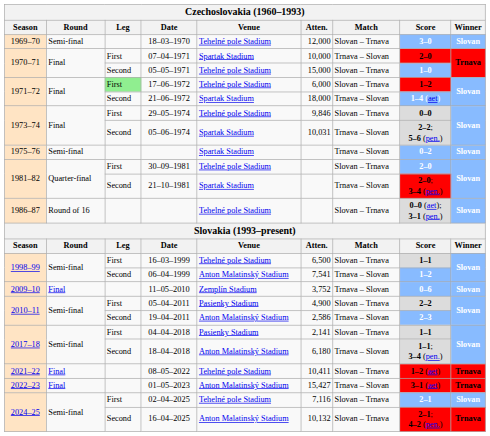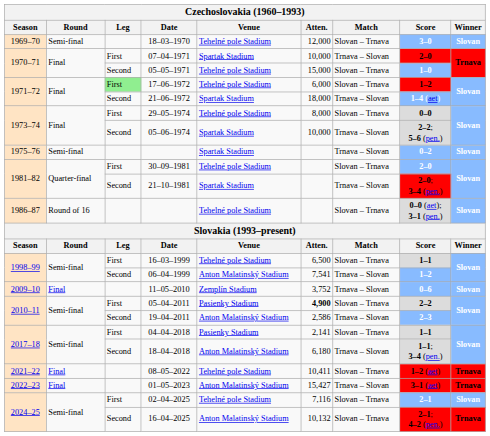(321, 113) 9,846 -> (321, 113) 8,000
(319, 132) 10,031 -> (319, 132) 10,000
(321, 303) normal -> (321, 303) bold
